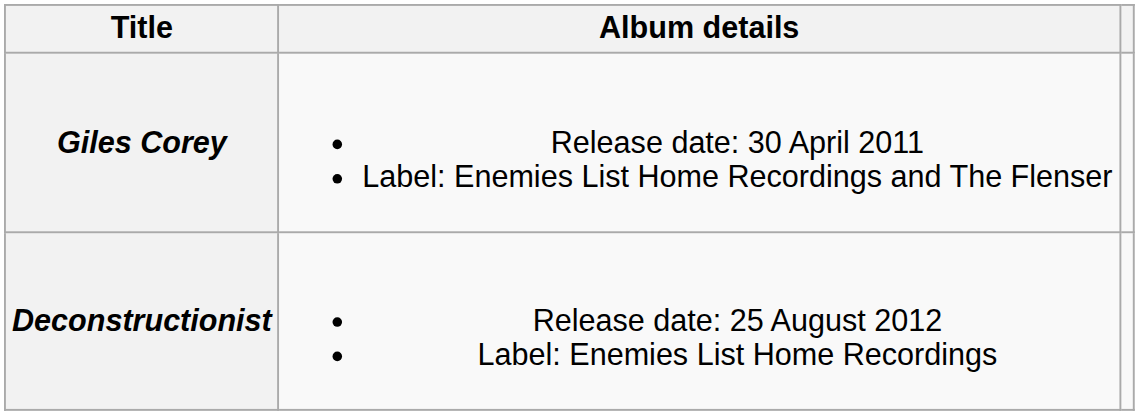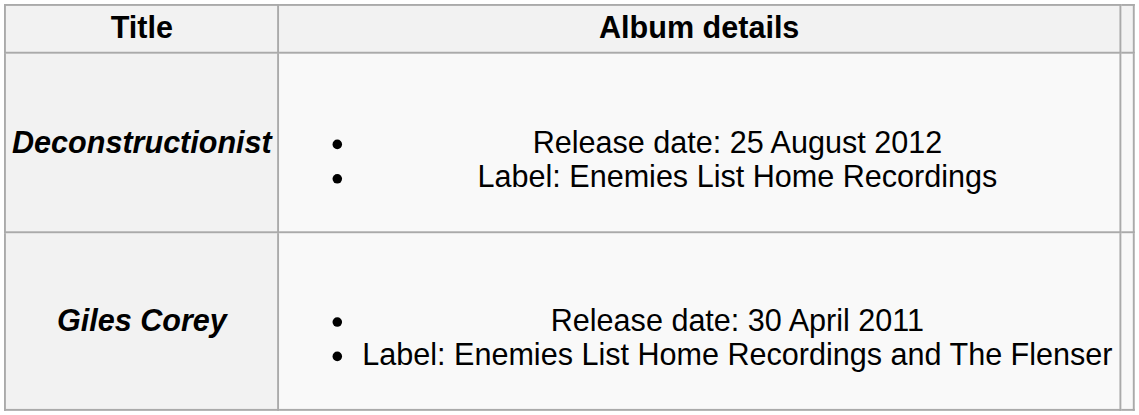rows swapped: (142, 142) <-> (142, 320)
